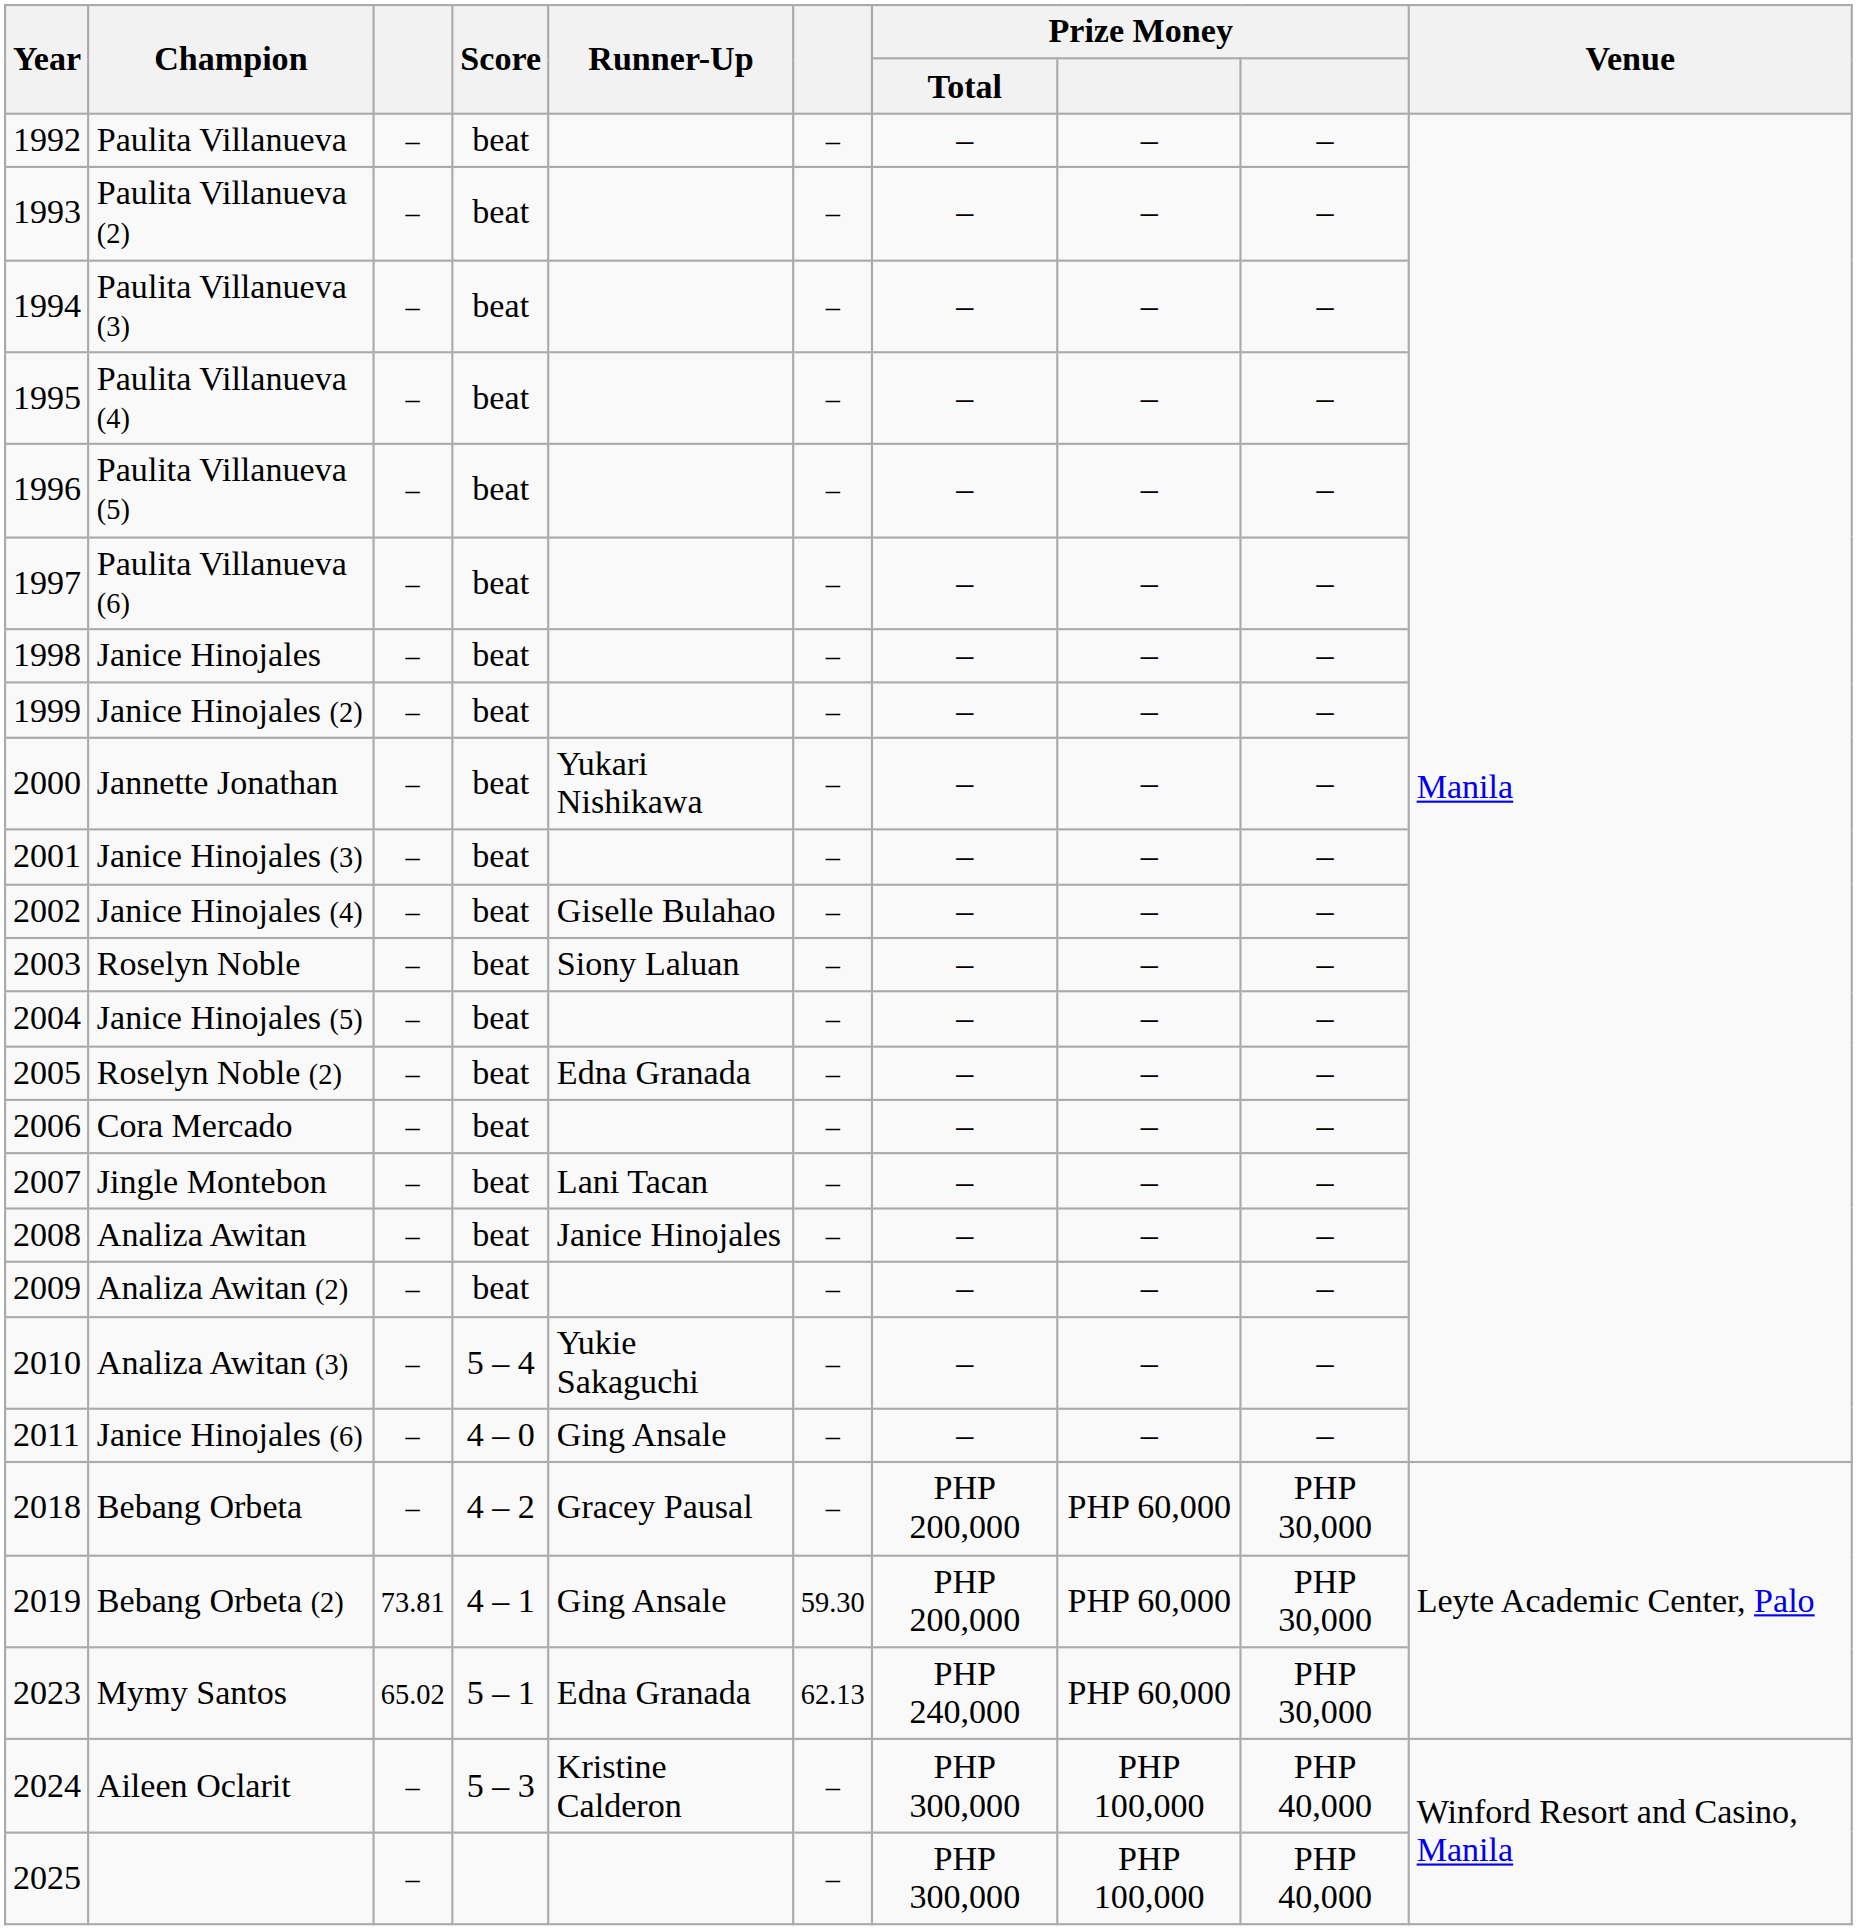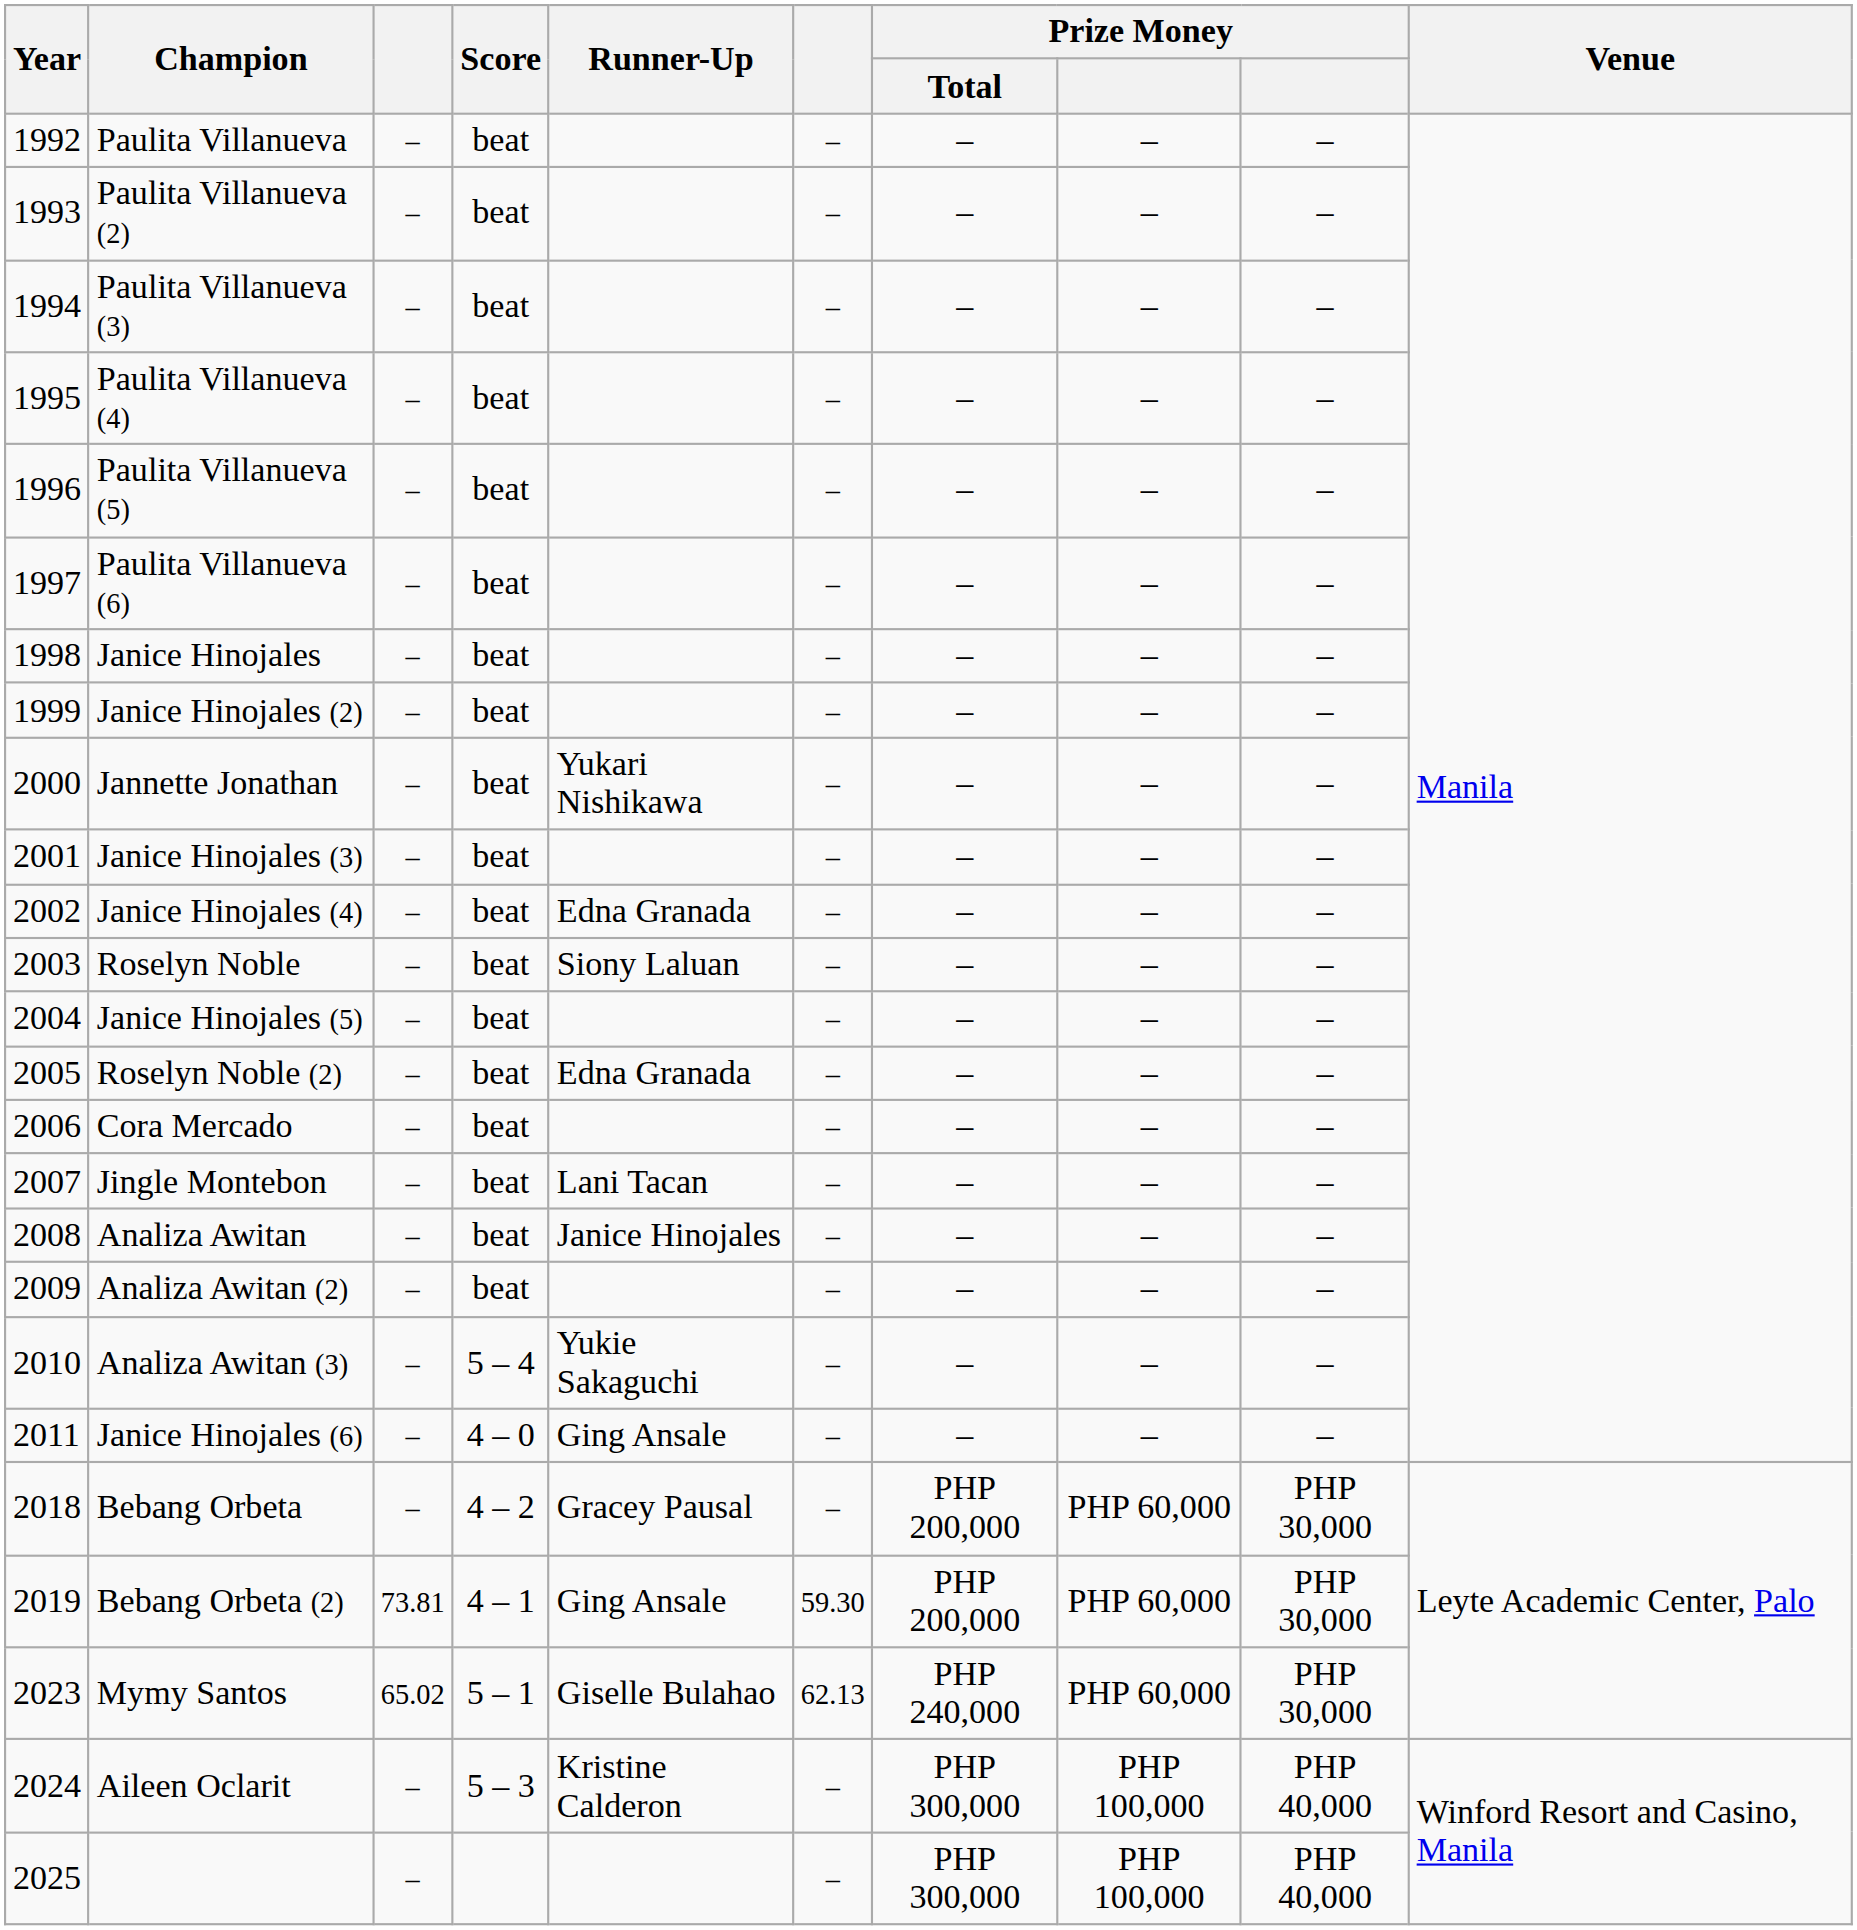(666, 910) Giselle Bulahao -> (654, 910) Edna Granada
(654, 1692) Edna Granada -> (666, 1692) Giselle Bulahao
